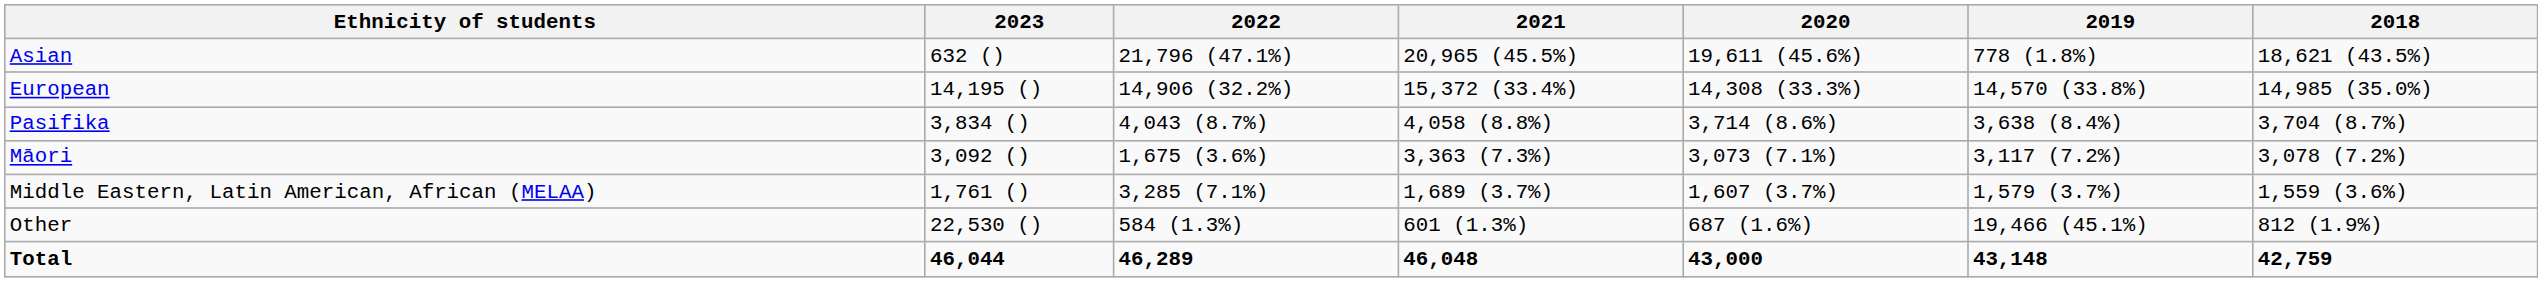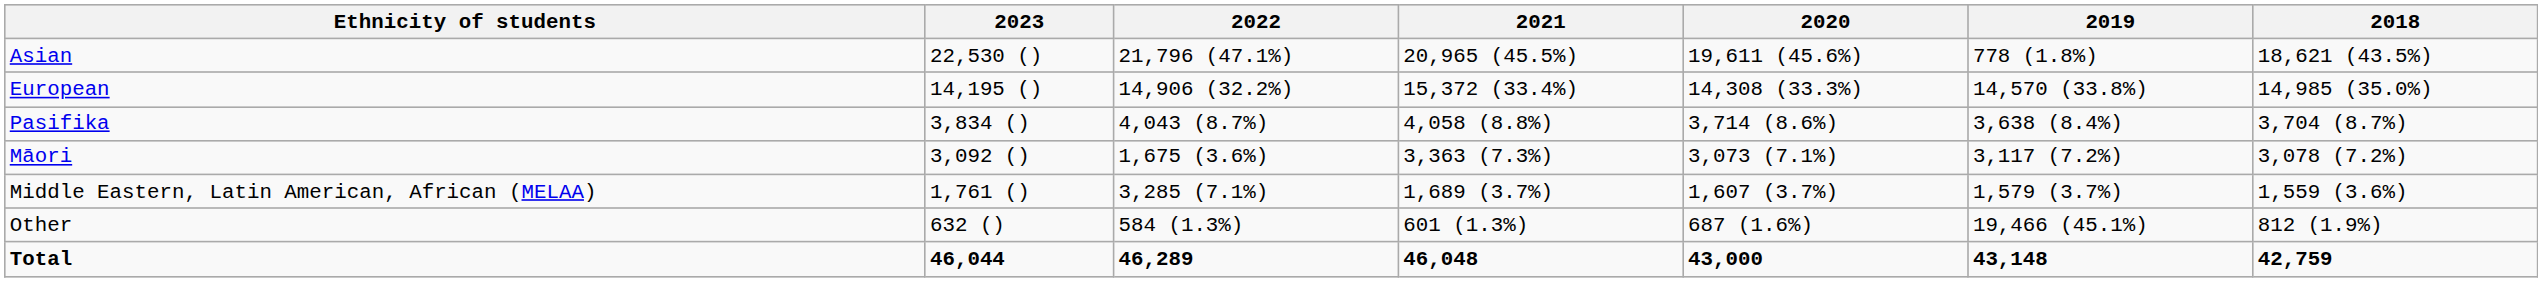(967, 56) 632 () -> (986, 56) 22,530 ()
(986, 225) 22,530 () -> (967, 225) 632 ()
